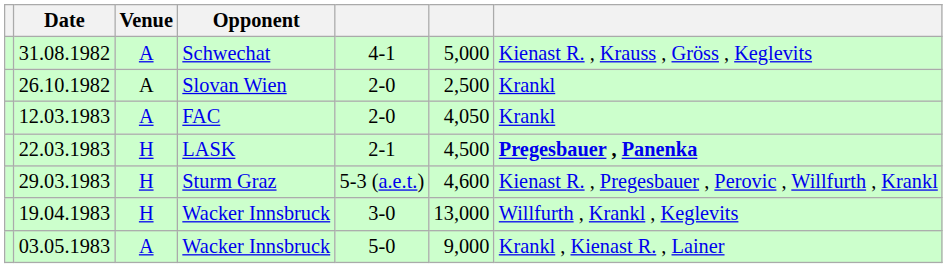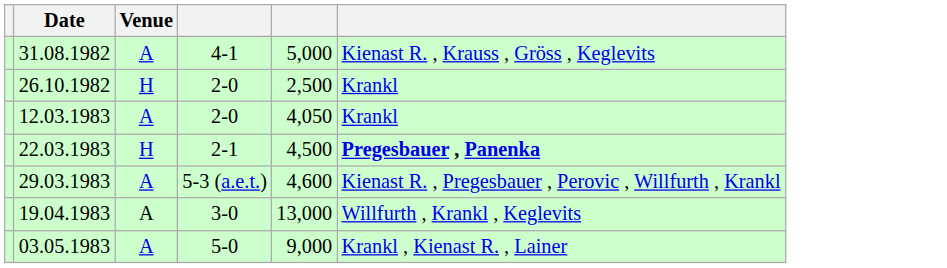- column: (256, 20)
(146, 85) A -> (146, 85) H
(146, 181) H -> (146, 181) A
(146, 213) H -> (146, 213) A
